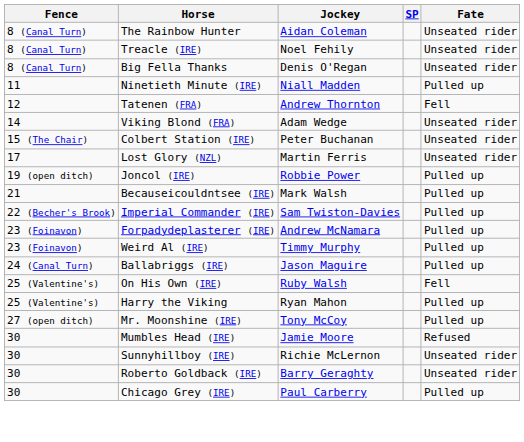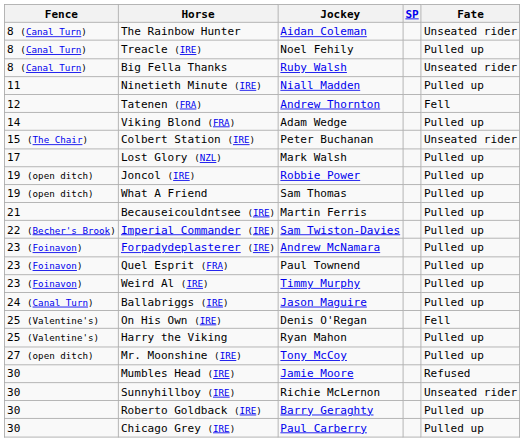(471, 49) Unseated rider -> (454, 49) Pulled up
(324, 67) Denis O'Regan -> (314, 67) Ruby Walsh
(471, 121) Unseated rider -> (454, 121) Pulled up
(324, 158) Martin Ferris -> (314, 158) Mark Walsh
(471, 158) Unseated rider -> (454, 158) Pulled up
+ row: (164, 194)
(314, 194) Mark Walsh -> (324, 212) Martin Ferris
+ row: (175, 266)
(314, 284) Ruby Walsh -> (324, 320) Denis O'Regan
(471, 374) Unseated rider -> (454, 410) Pulled up
